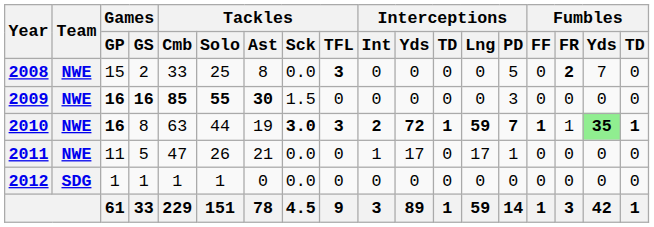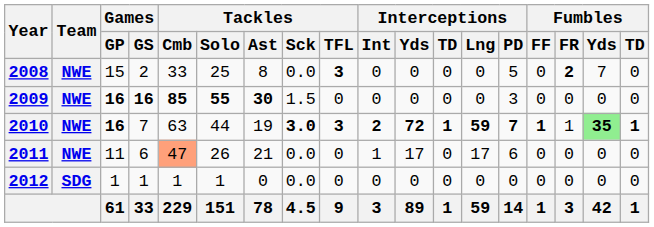(144, 127) 8 -> (144, 127) 7
(144, 154) 5 -> (144, 154) 6
(177, 154) no background -> (177, 154) lightsalmon background
(513, 154) 1 -> (513, 154) 6
